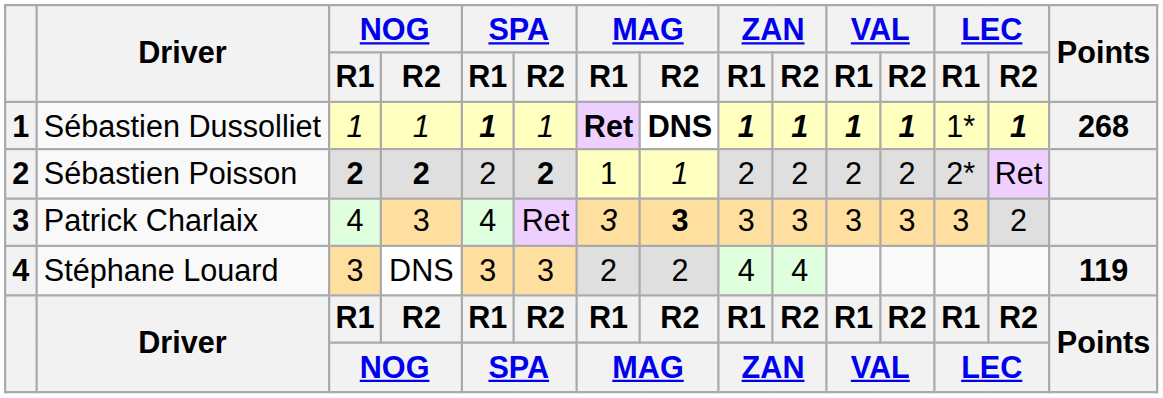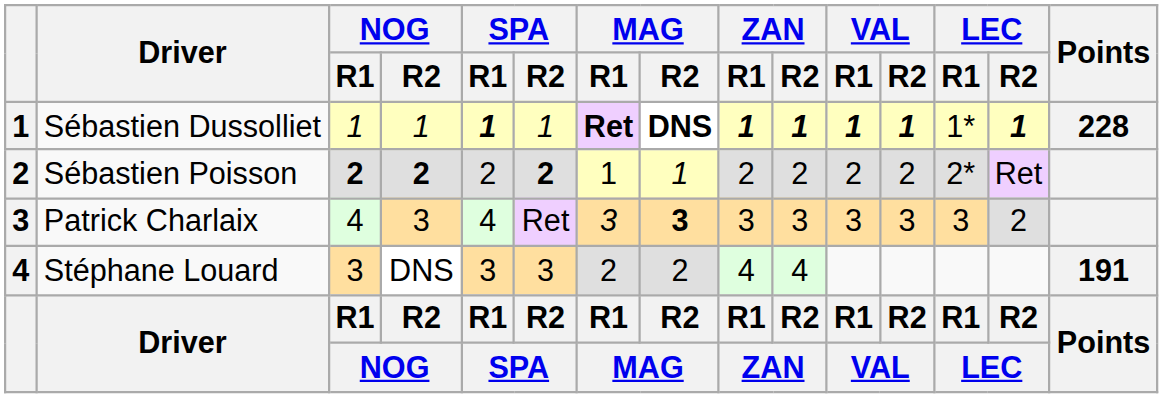(1104, 125) 268 -> (1104, 125) 228
(1104, 270) 119 -> (1104, 270) 191
